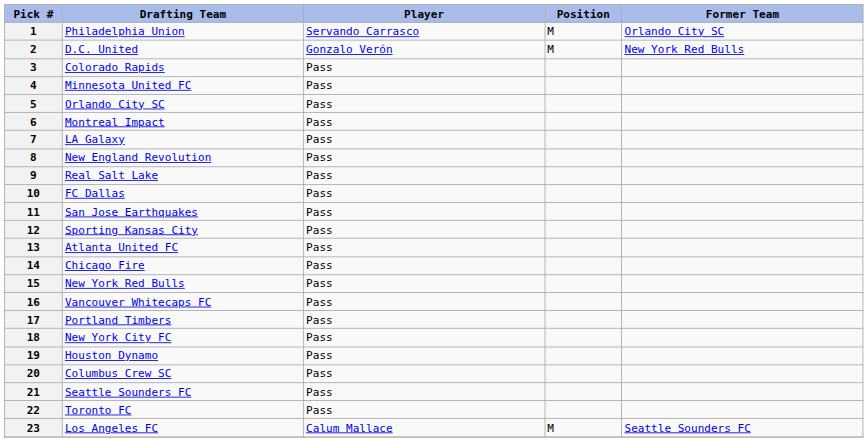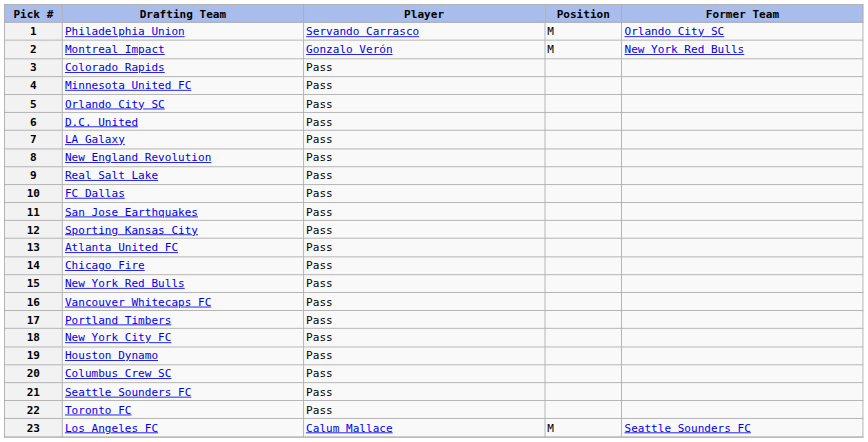(102, 49) D.C. United -> (115, 49) Montreal Impact
(115, 121) Montreal Impact -> (102, 121) D.C. United
